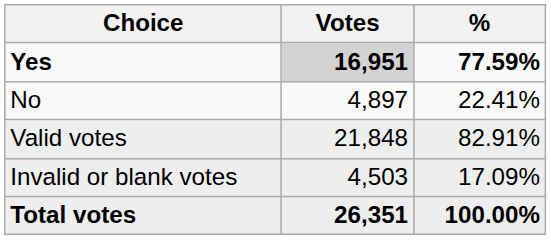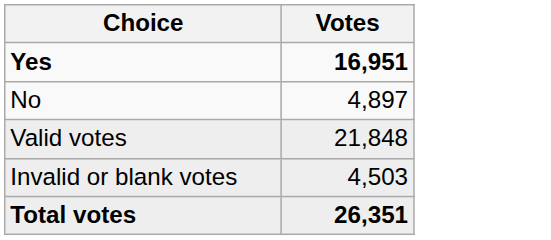- column: (480, 23)
(371, 61) lightgrey background -> (371, 61) no background
